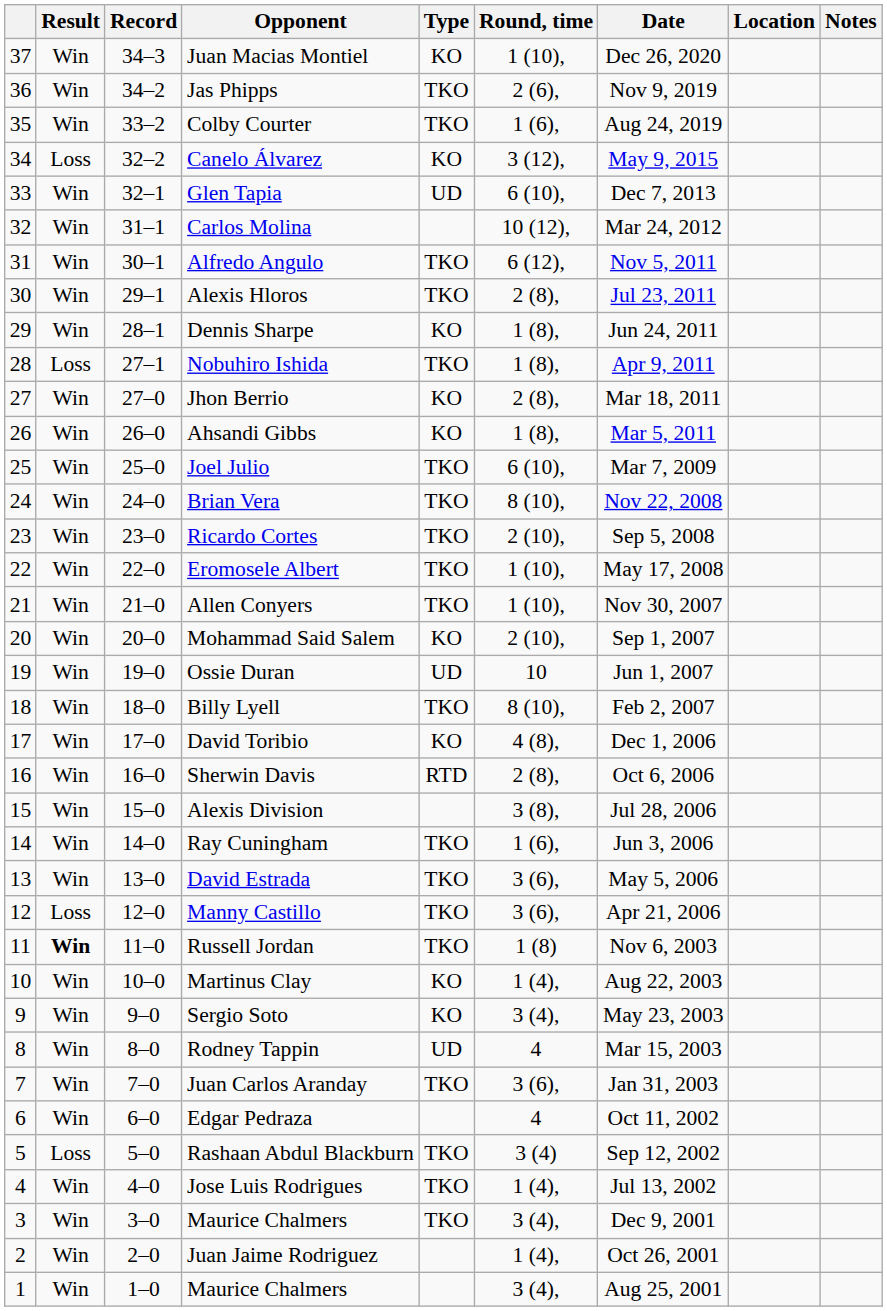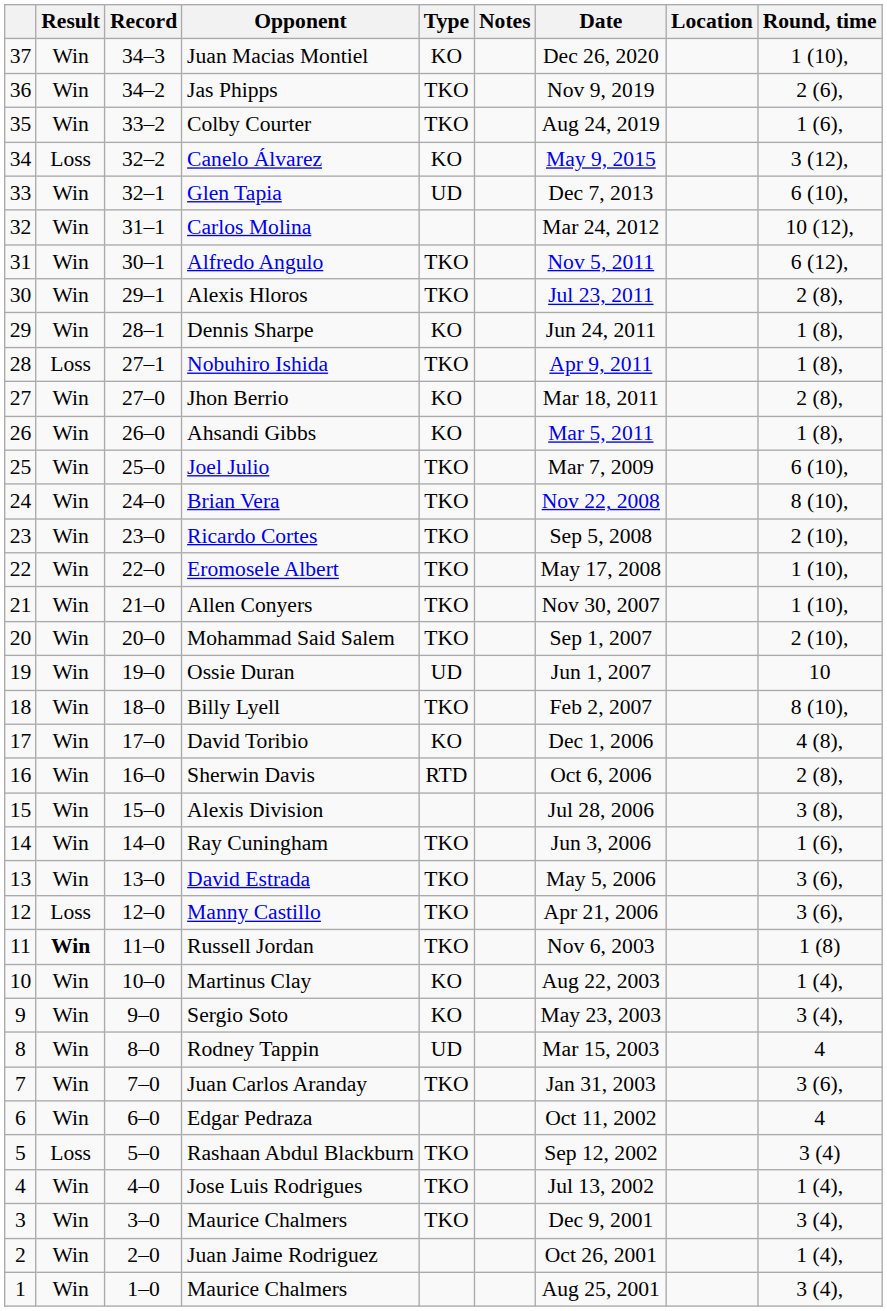columns swapped: (536, 21) <-> (851, 21)
(446, 638) KO -> (446, 638) TKO
